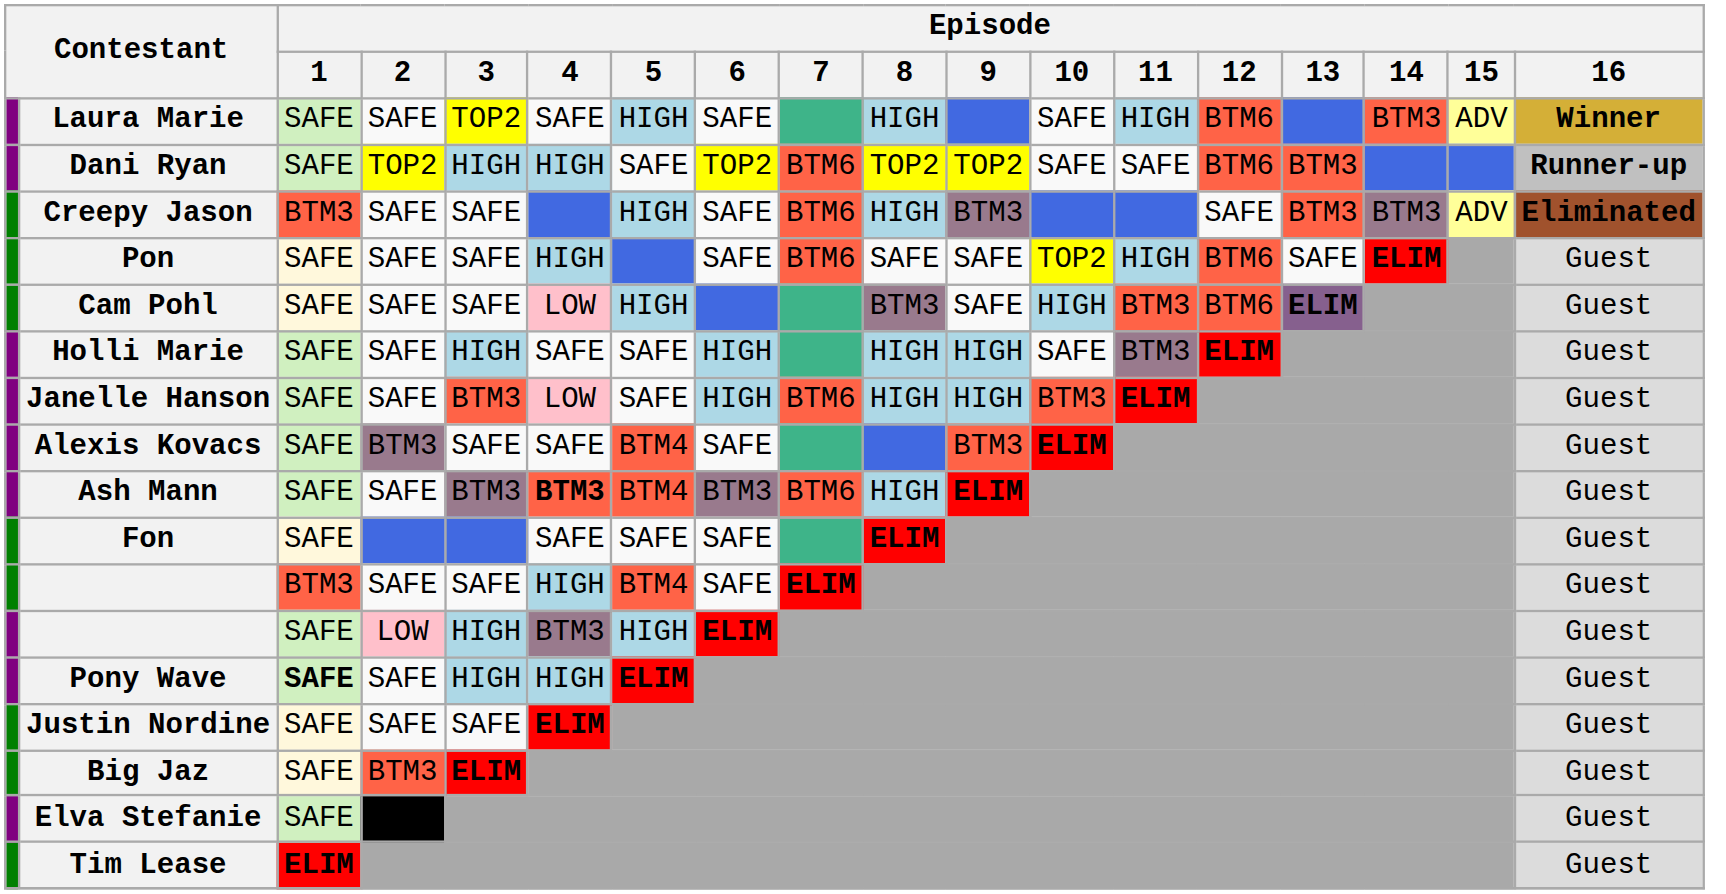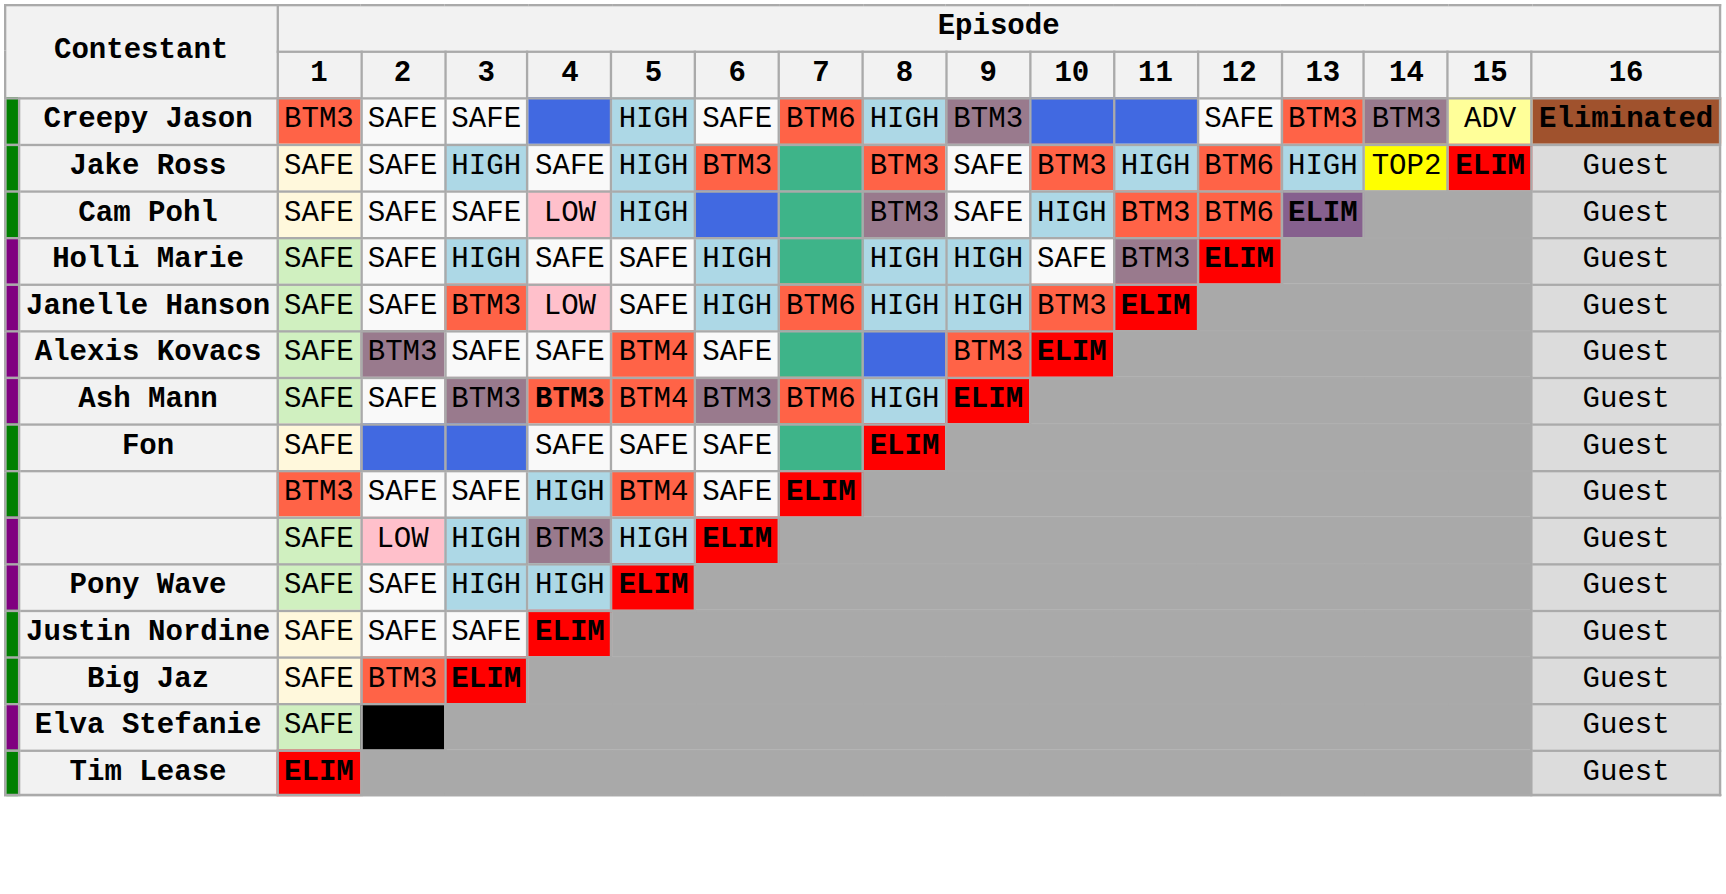- row: (148, 122)
- row: (148, 168)
+ row: (148, 168)
- row: (148, 262)
(319, 680) bold -> (319, 587) normal
